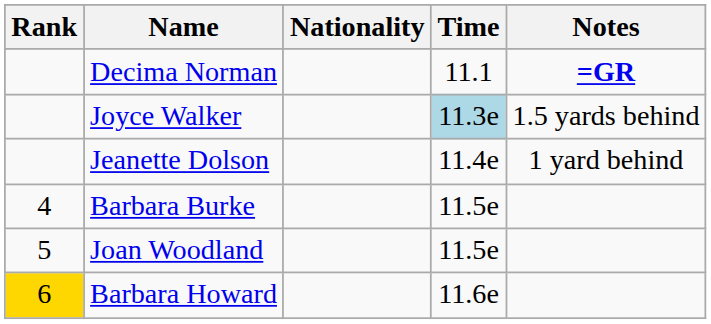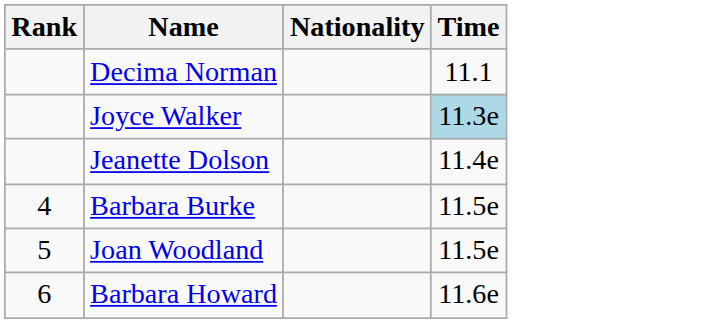- column: (606, 26)
(44, 294) gold background -> (44, 294) no background
